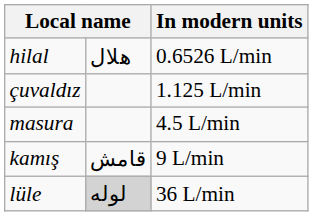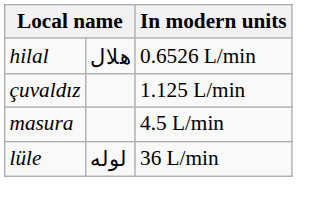- row: (34, 158)
(108, 194) lightgrey background -> (108, 159) no background
